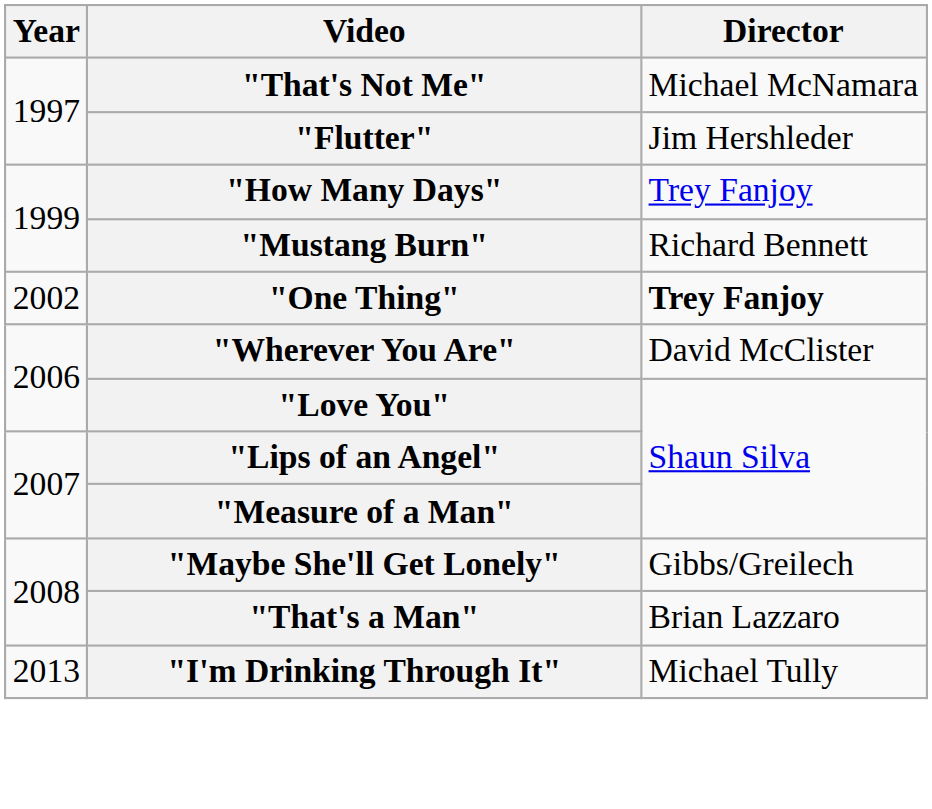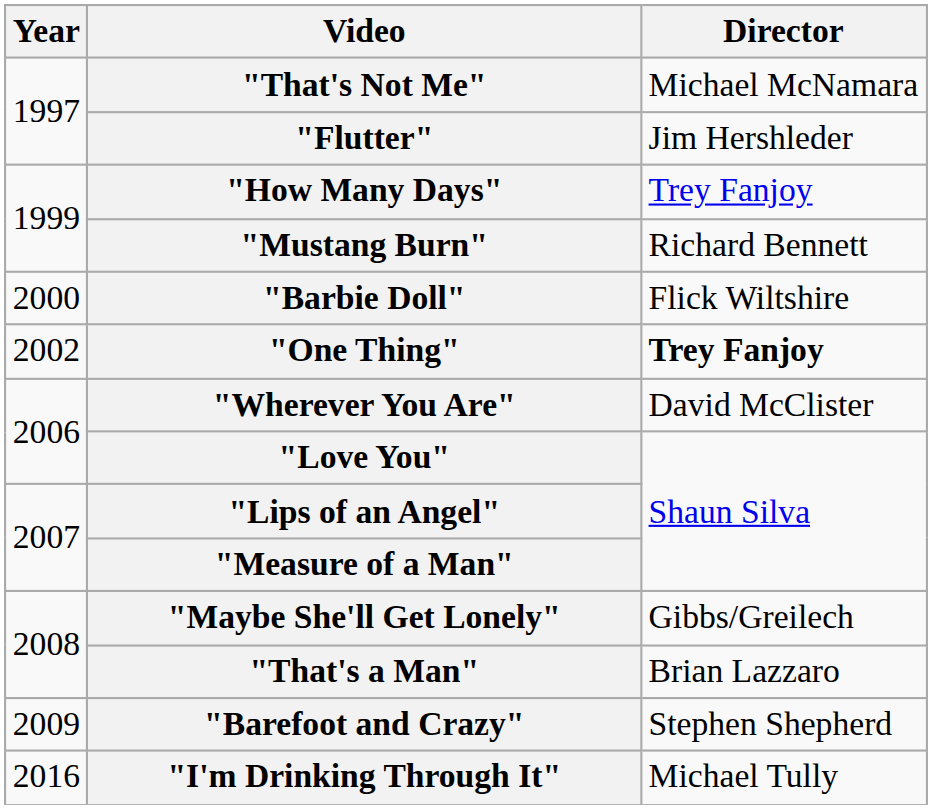+ row: (364, 297)
+ row: (364, 723)
(46, 670) 2013 -> (46, 777) 2016
